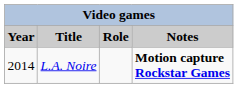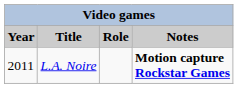(21, 65) 2014 -> (21, 65) 2011
